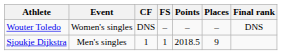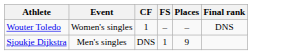- column: (187, 12)
(146, 27) DNS -> (146, 27) 1
(146, 42) 1 -> (146, 42) DNS
